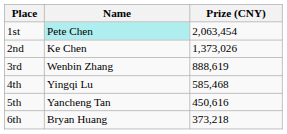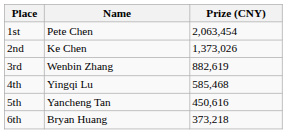(70, 31) paleturquoise background -> (70, 31) no background
(210, 66) 888,619 -> (210, 66) 882,619
